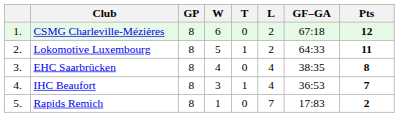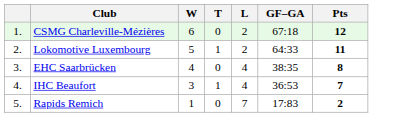- column: (191, 13)
